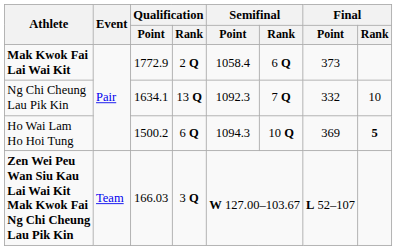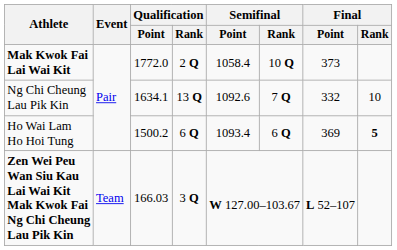(151, 62) 1772.9 -> (151, 62) 1772.0
(281, 62) 6 Q -> (281, 62) 10 Q
(233, 98) 1092.3 -> (233, 98) 1092.6
(233, 133) 1094.3 -> (233, 133) 1093.4
(281, 133) 10 Q -> (281, 133) 6 Q
